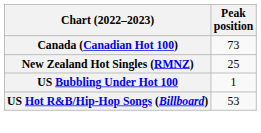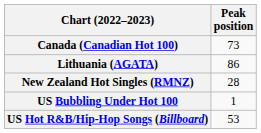+ row: (108, 63)
(233, 63) 25 -> (233, 82) 28
